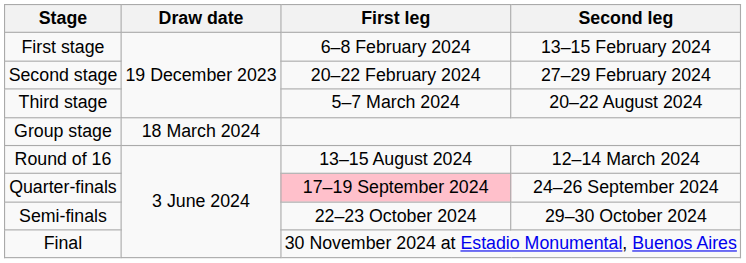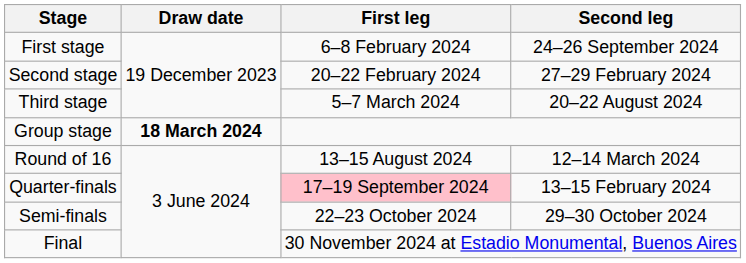(626, 46) 13–15 February 2024 -> (626, 46) 24–26 September 2024
(201, 131) normal -> (201, 131) bold
(626, 187) 24–26 September 2024 -> (626, 187) 13–15 February 2024
